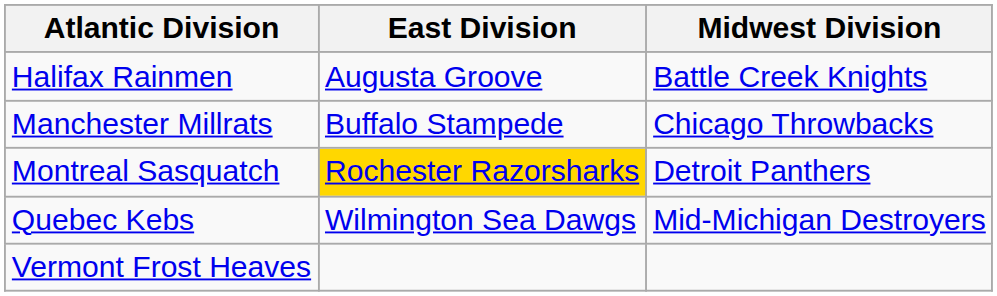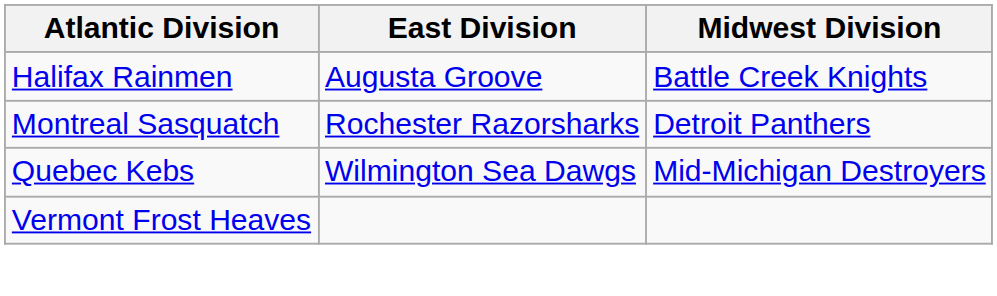- row: (142, 123)
(482, 171) gold background -> (482, 123) no background
